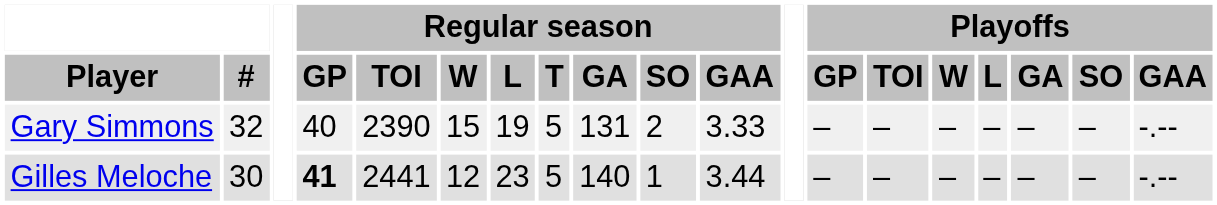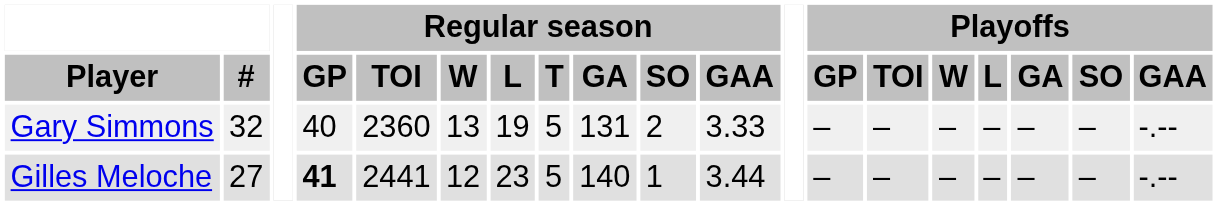(396, 127) 2390 -> (396, 127) 2360
(463, 127) 15 -> (463, 127) 13
(246, 177) 30 -> (246, 177) 27
